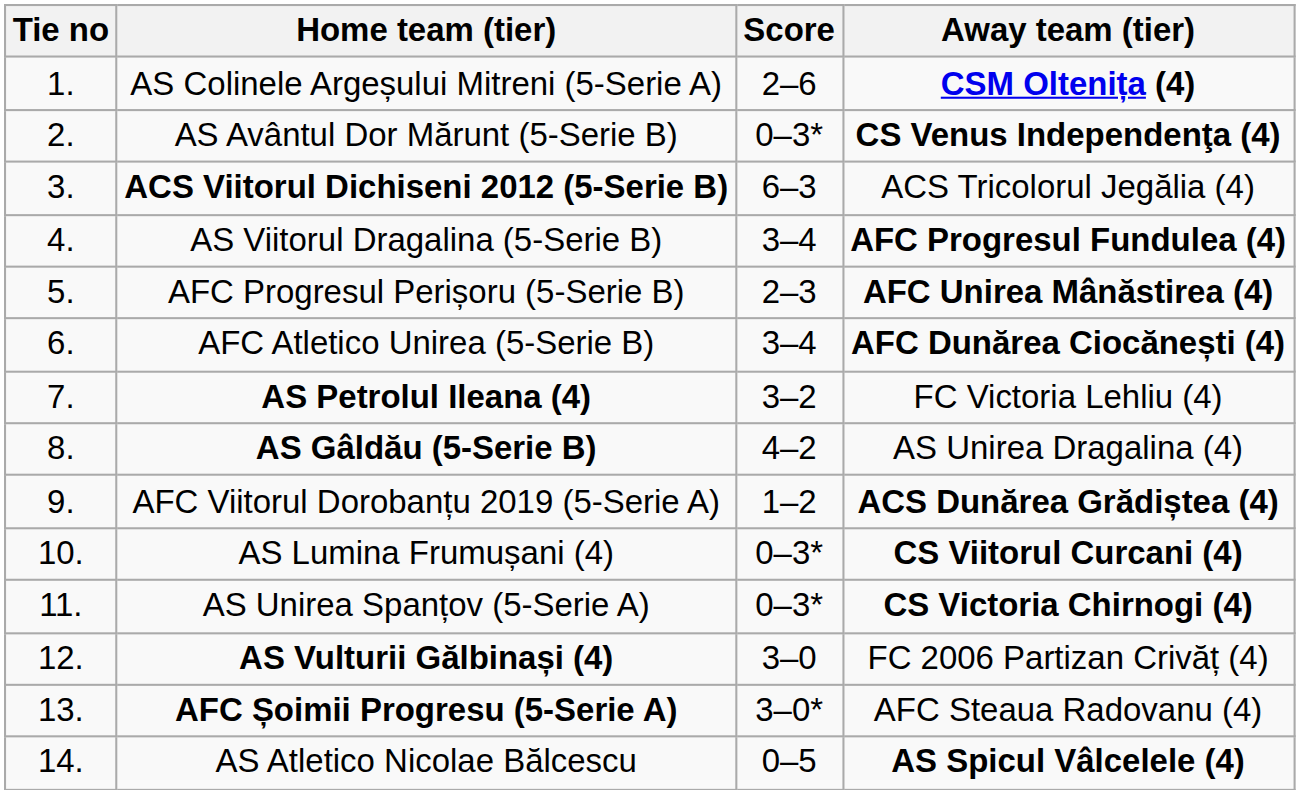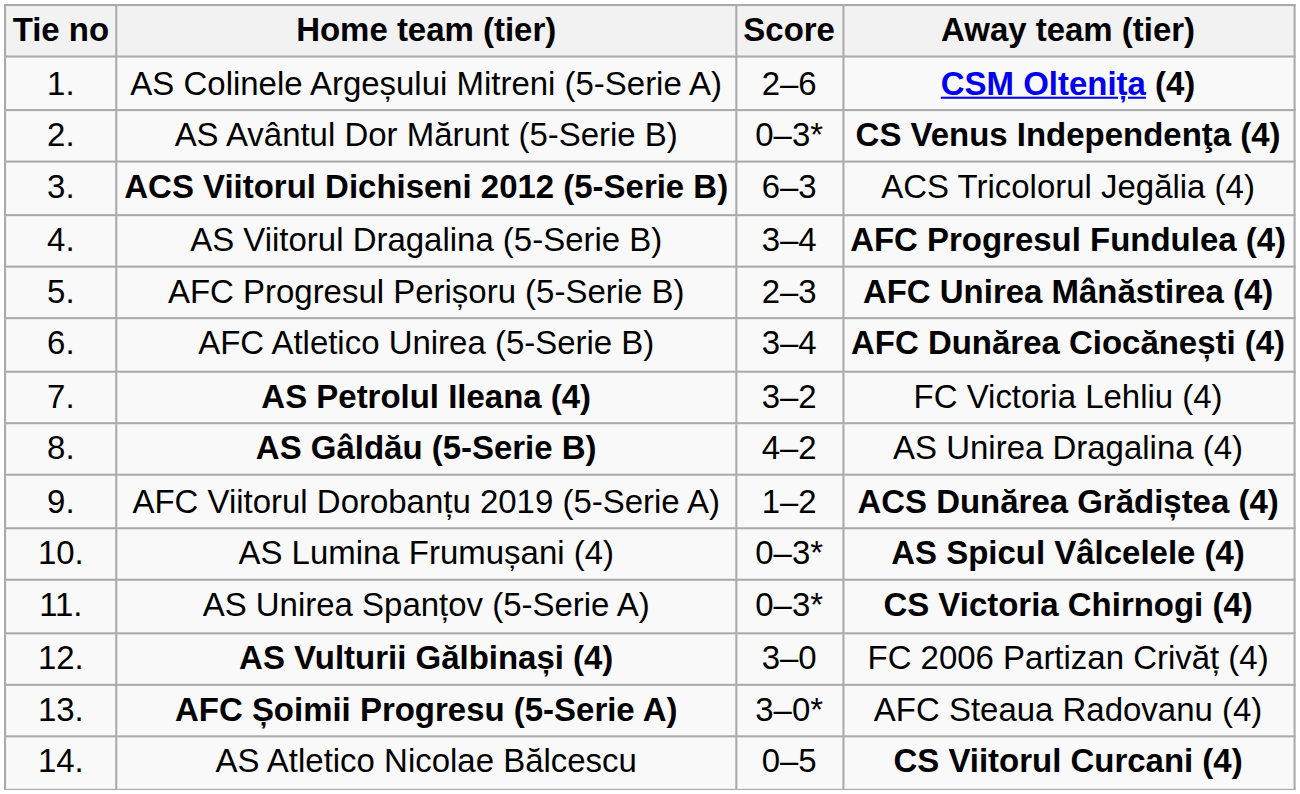(1068, 553) CS Viitorul Curcani (4) -> (1068, 553) AS Spicul Vâlcelele (4)
(1068, 762) AS Spicul Vâlcelele (4) -> (1068, 762) CS Viitorul Curcani (4)
